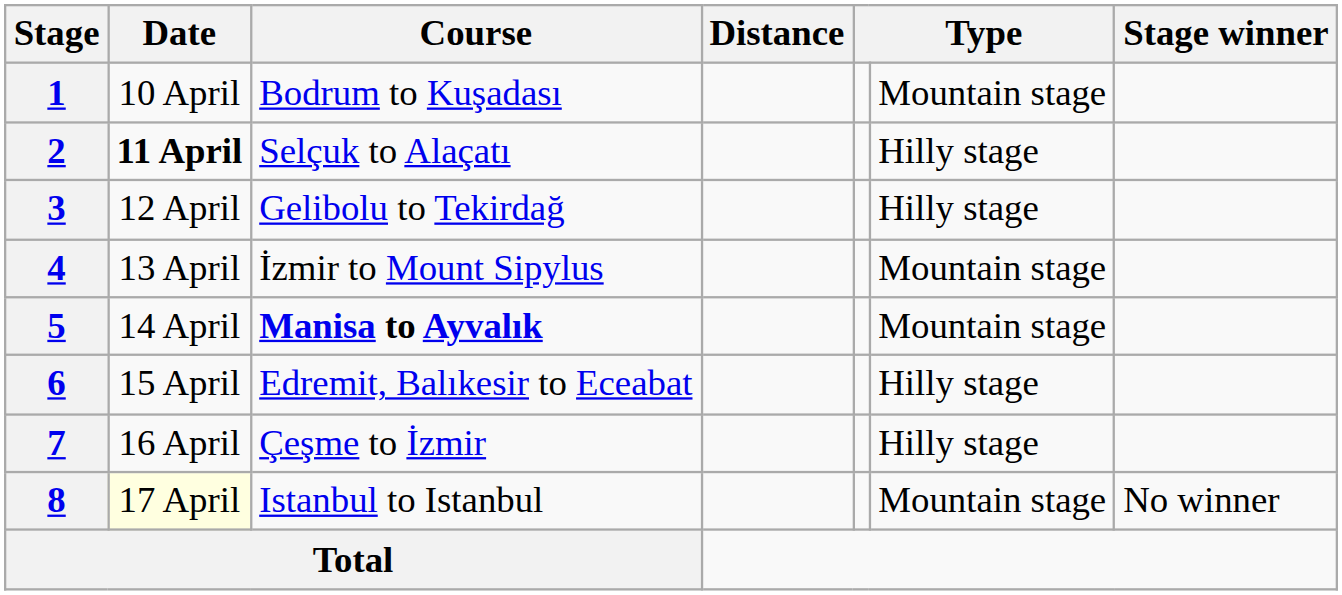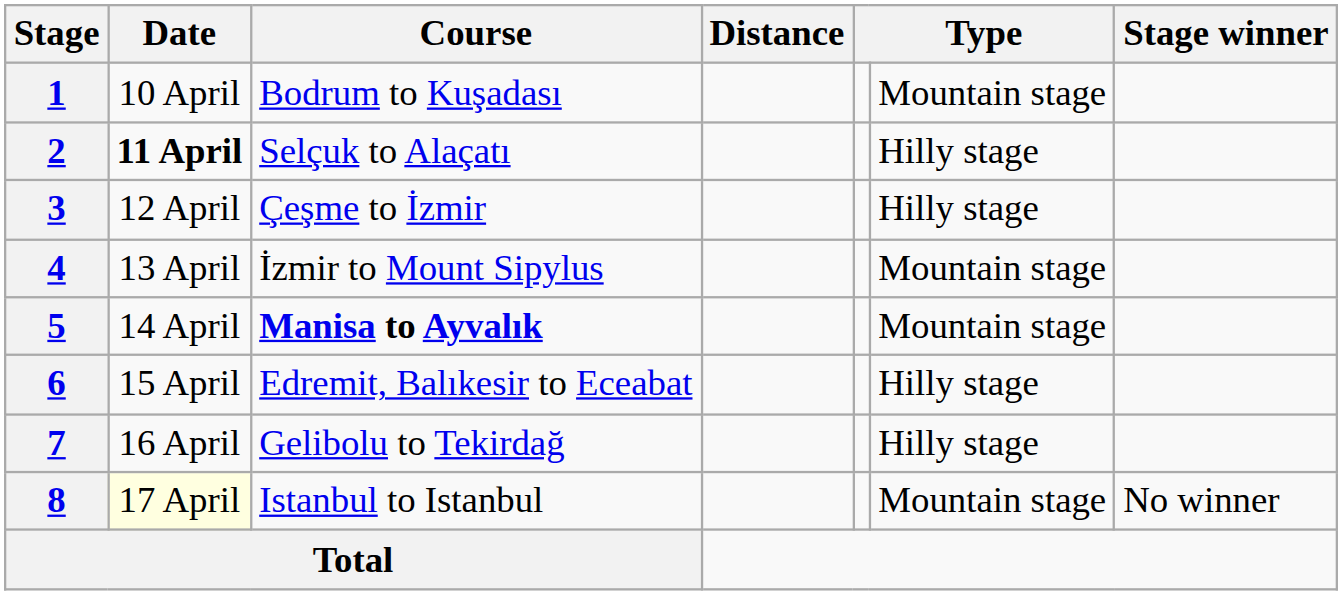(412, 208) Gelibolu to Tekirdağ -> (373, 208) Çeşme to İzmir
(373, 442) Çeşme to İzmir -> (412, 442) Gelibolu to Tekirdağ
